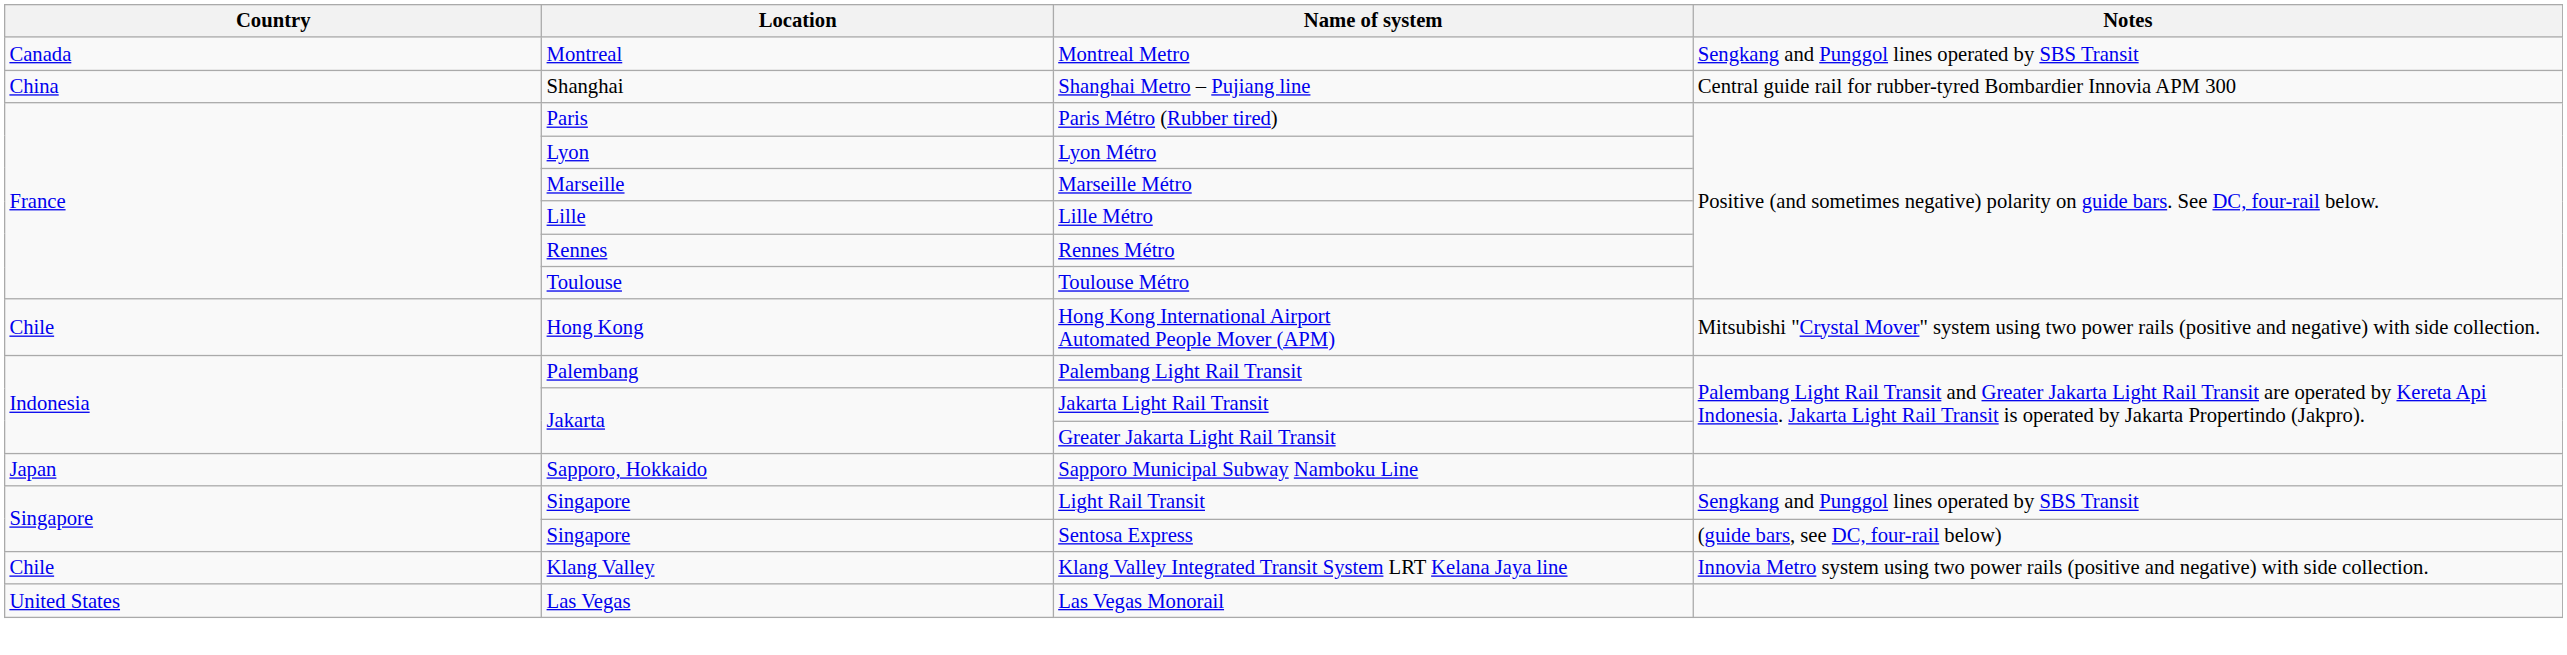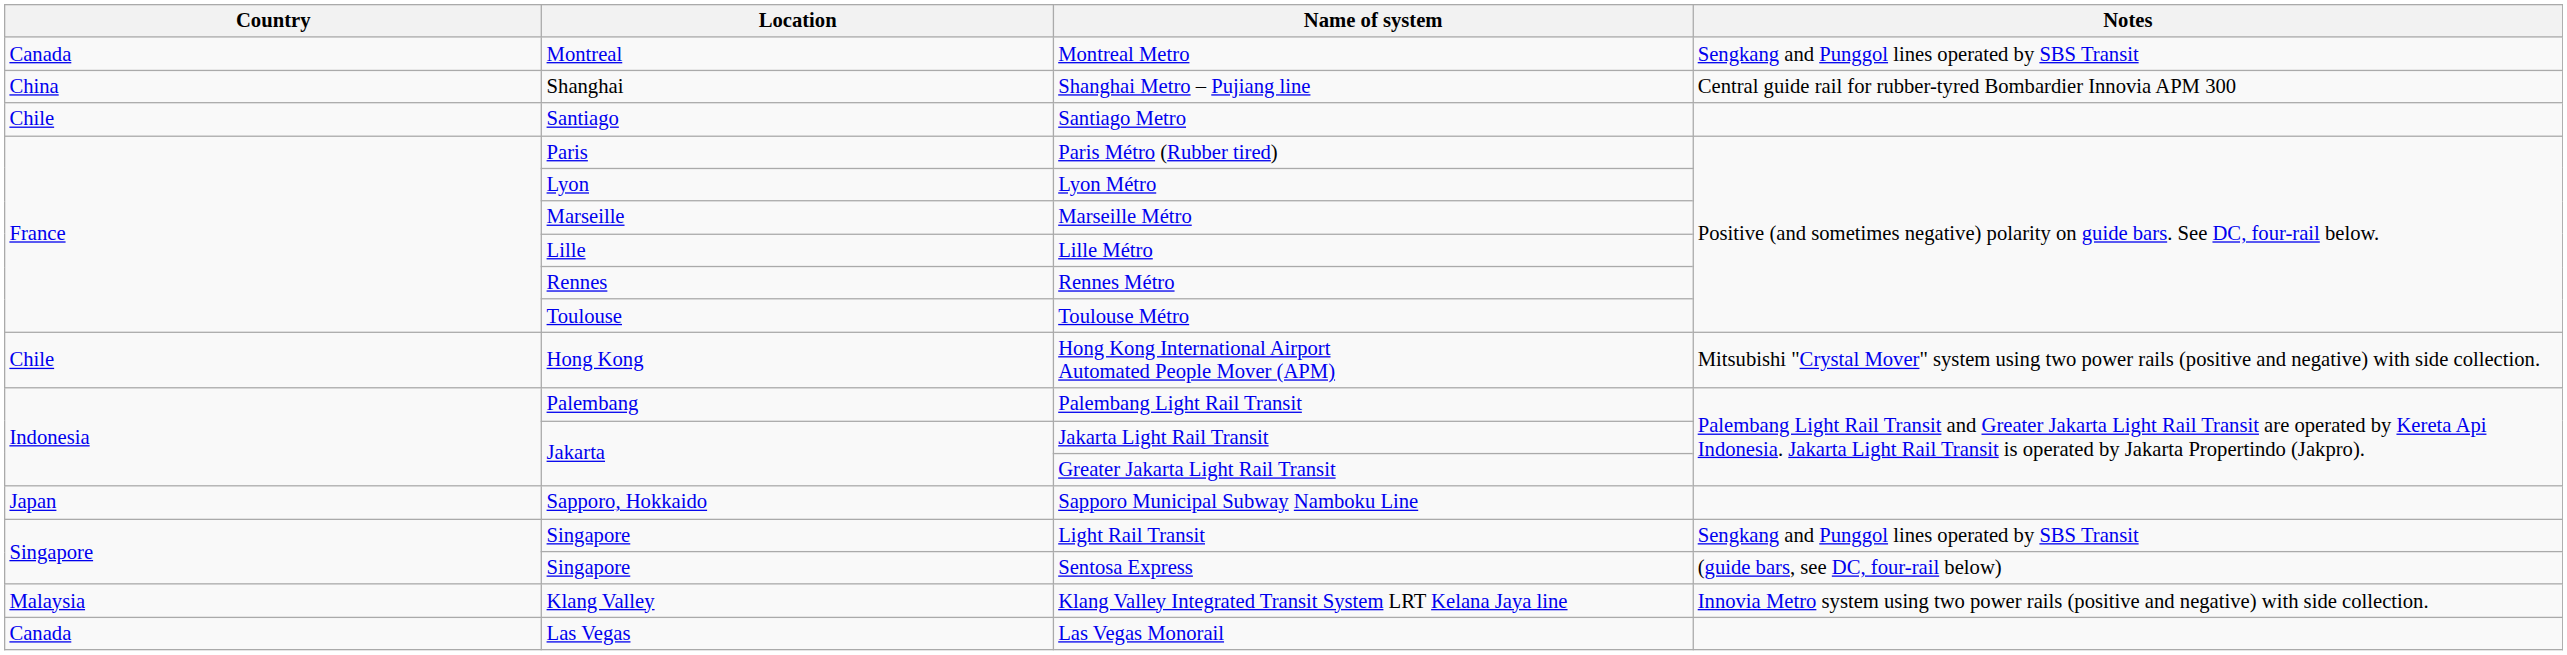+ row: (1122, 119)
(32, 567) Chile -> (47, 600) Malaysia
(65, 600) United States -> (40, 633) Canada
